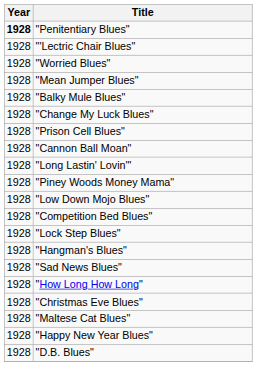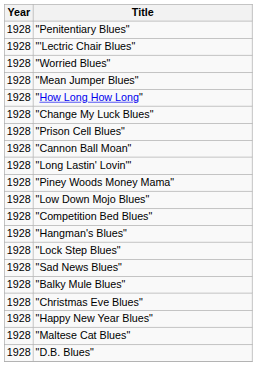(19, 30) bold -> (19, 30) normal
rows swapped: (81, 98) <-> (89, 285)
rows swapped: (78, 234) <-> (81, 251)
rows swapped: (94, 336) <-> (83, 319)
